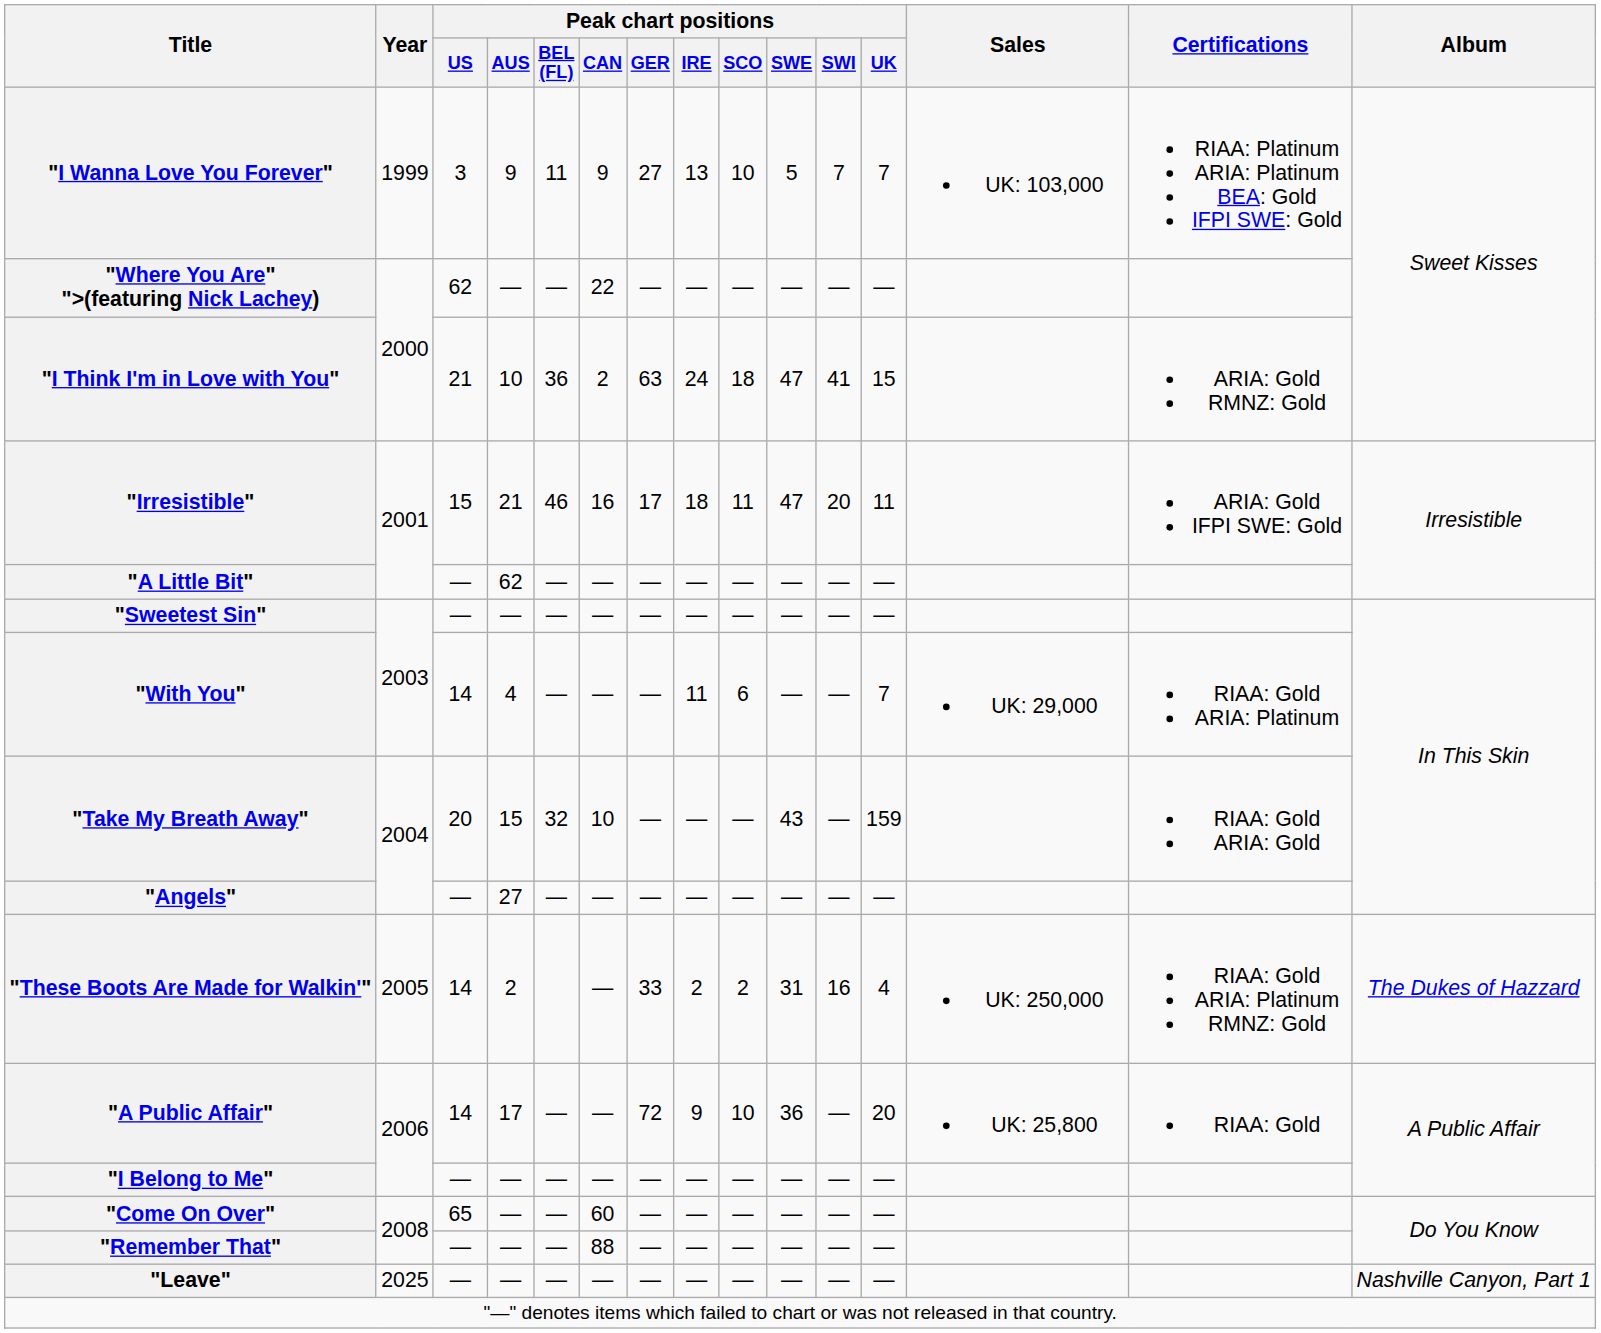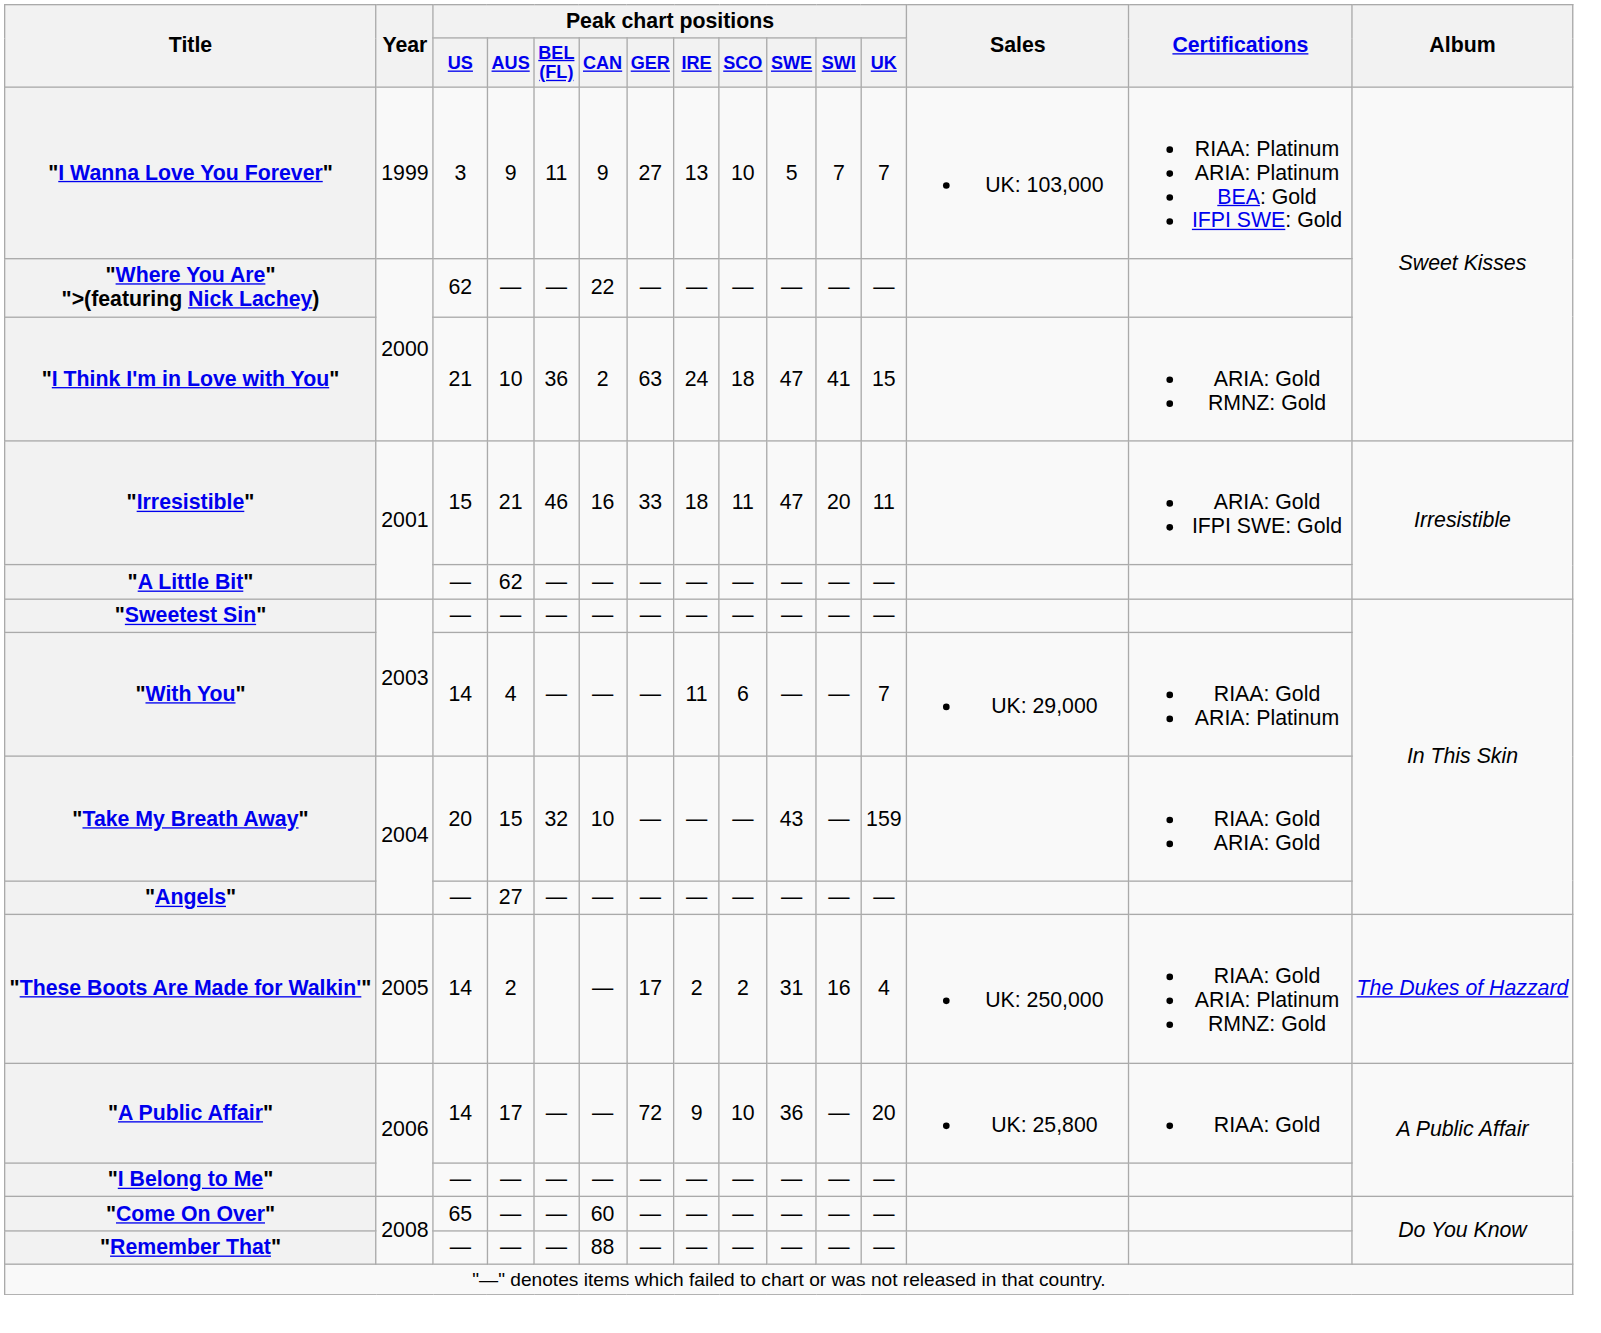(650, 502) 17 -> (650, 502) 33
(650, 988) 33 -> (650, 988) 17
- row: (191, 1280)
